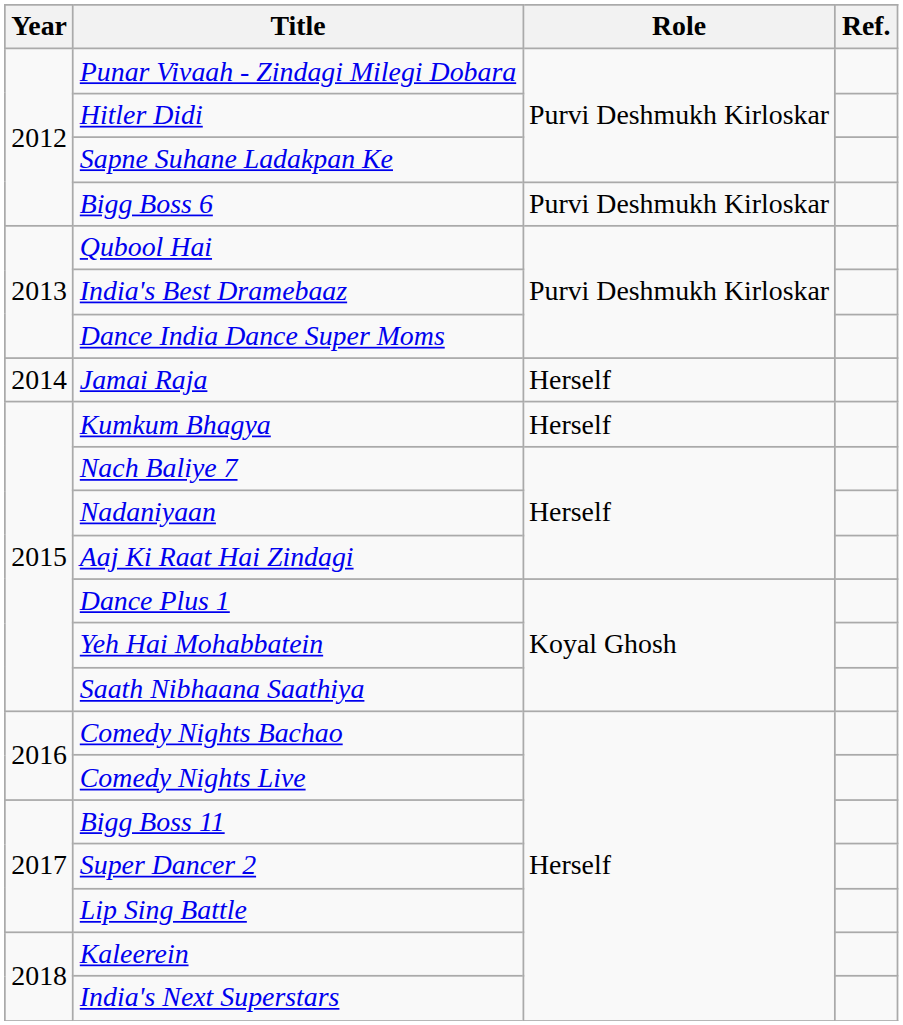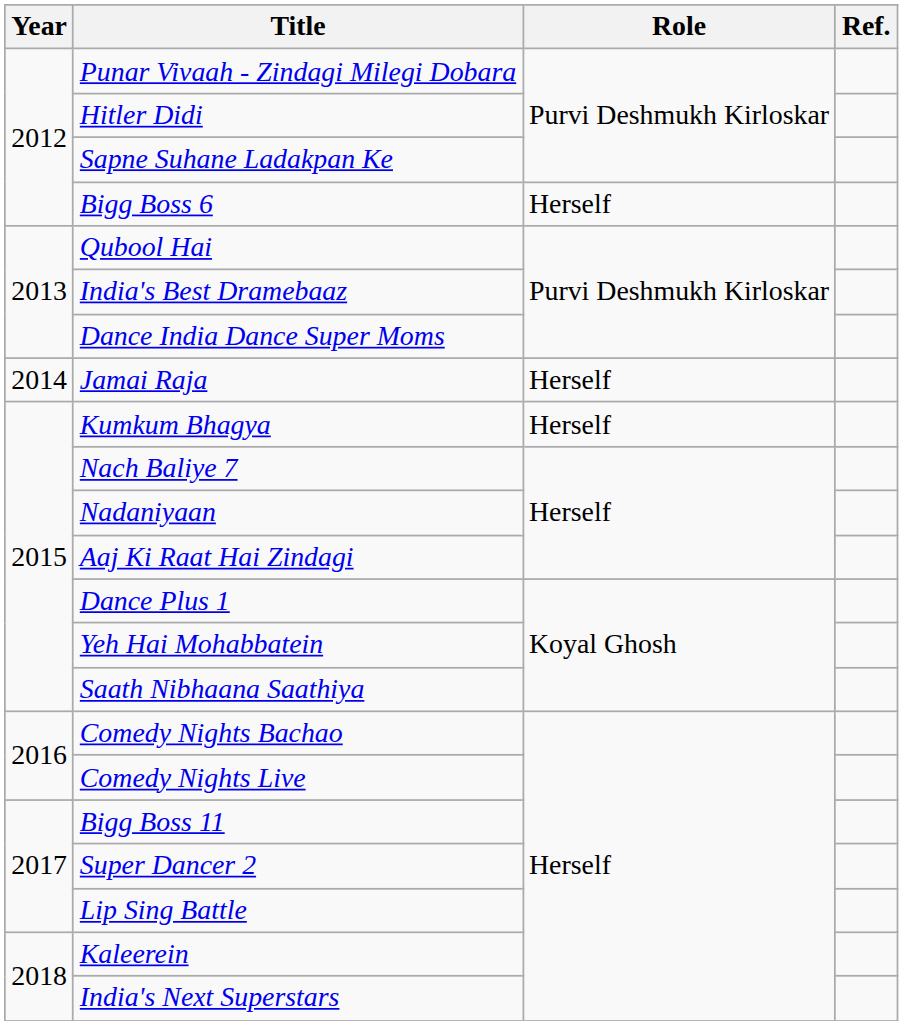(679, 203) Purvi Deshmukh Kirloskar -> (570, 203) Herself
